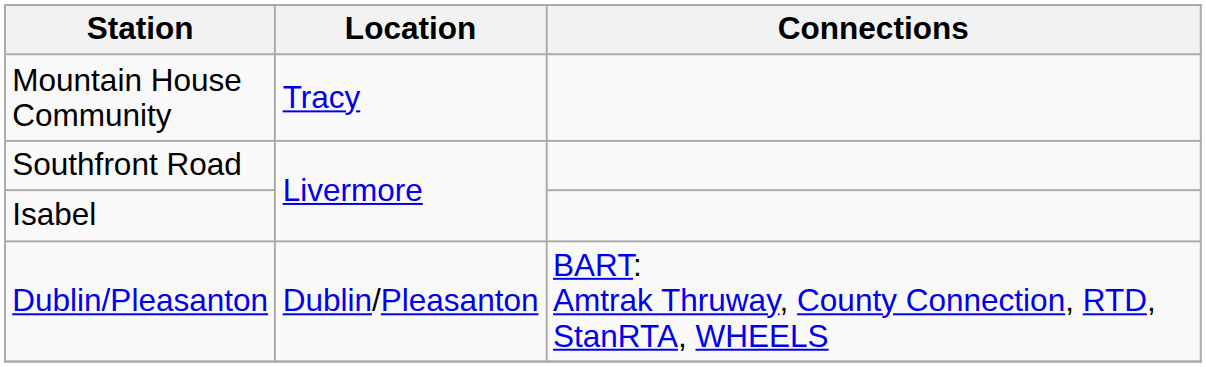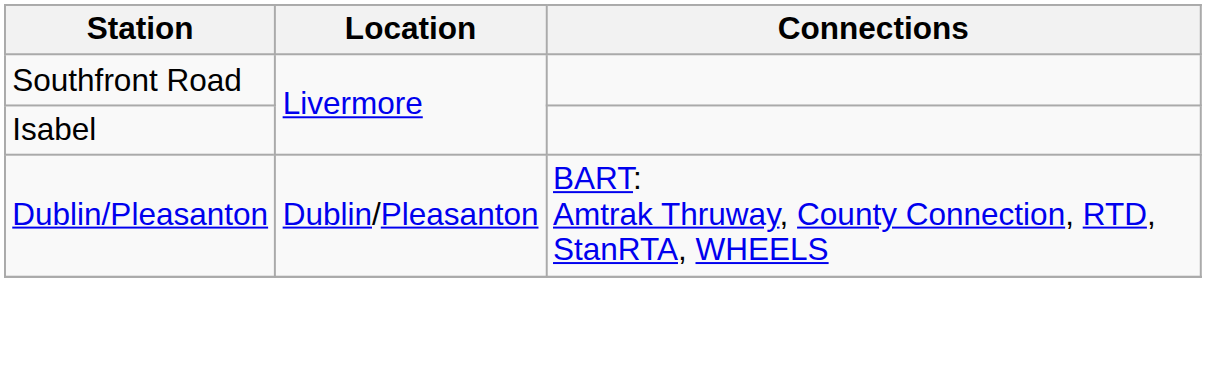- row: (127, 97)
